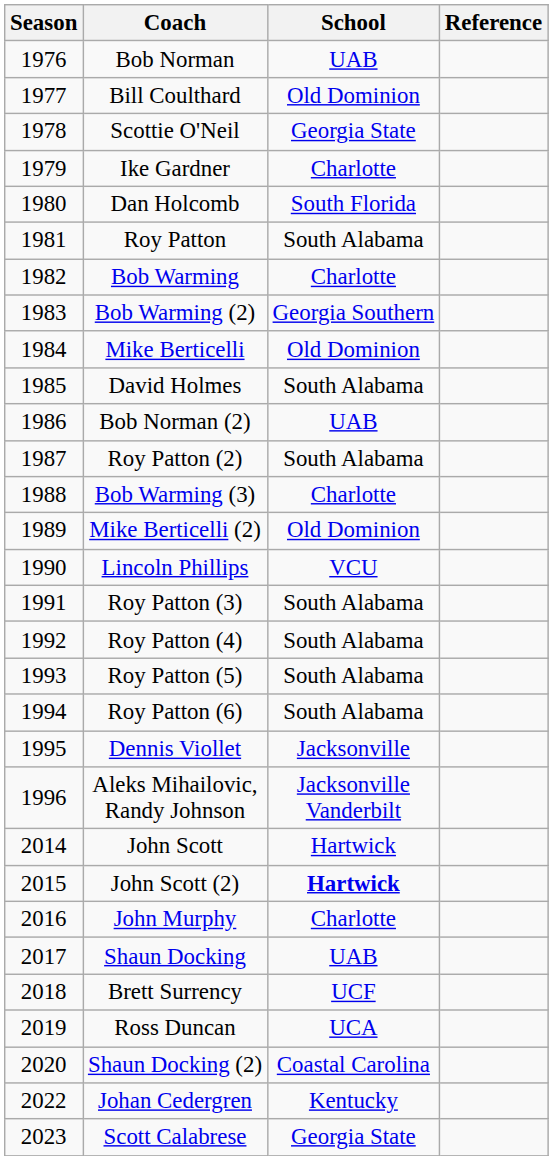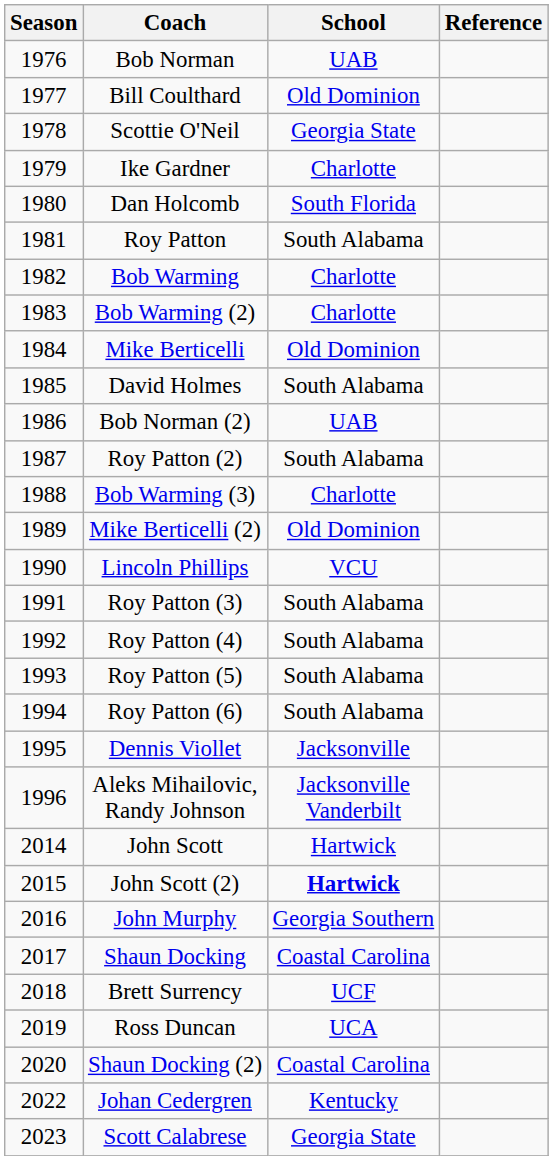(353, 312) Georgia Southern -> (353, 312) Charlotte
(353, 919) Charlotte -> (353, 919) Georgia Southern
(353, 955) UAB -> (353, 955) Coastal Carolina
